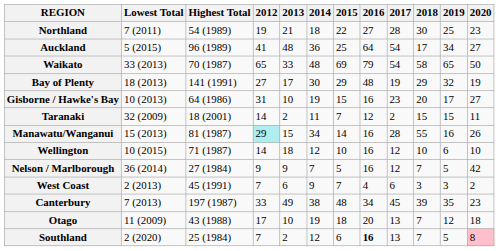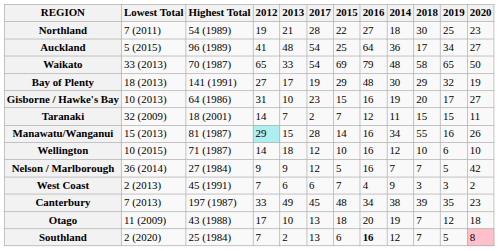columns swapped: (320, 13) <-> (400, 13)
(285, 116) 2 -> (285, 116) 7
